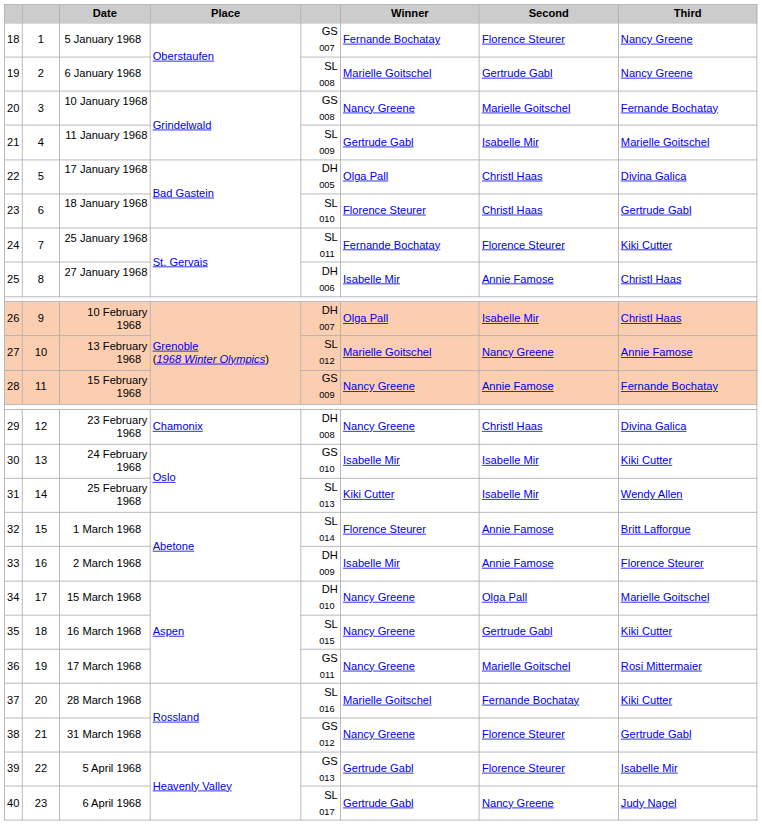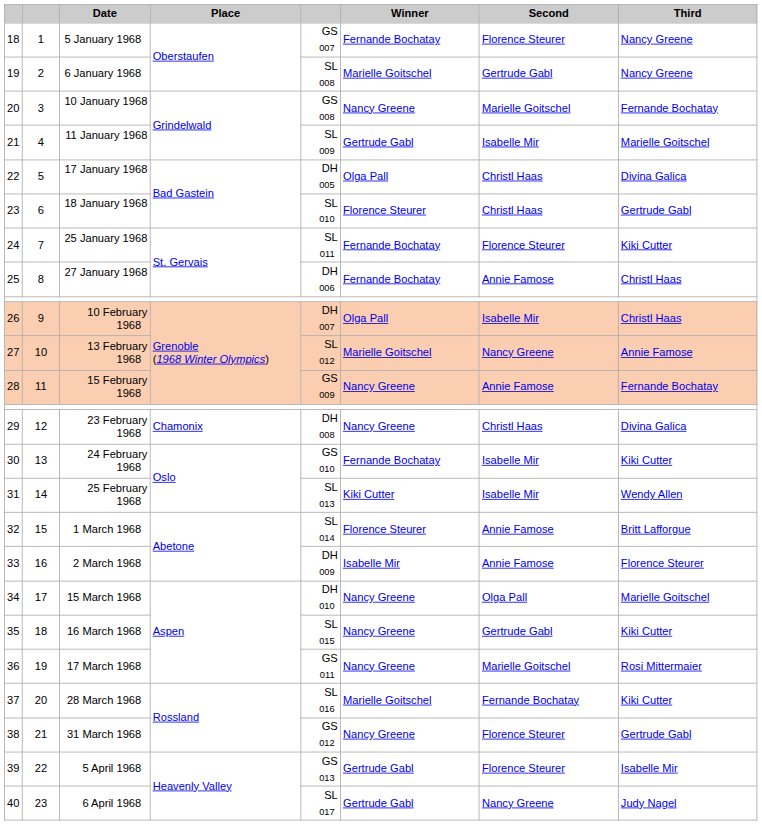(371, 279) Isabelle Mir -> (392, 279) Fernande Bochatay
(371, 460) Isabelle Mir -> (392, 460) Fernande Bochatay
